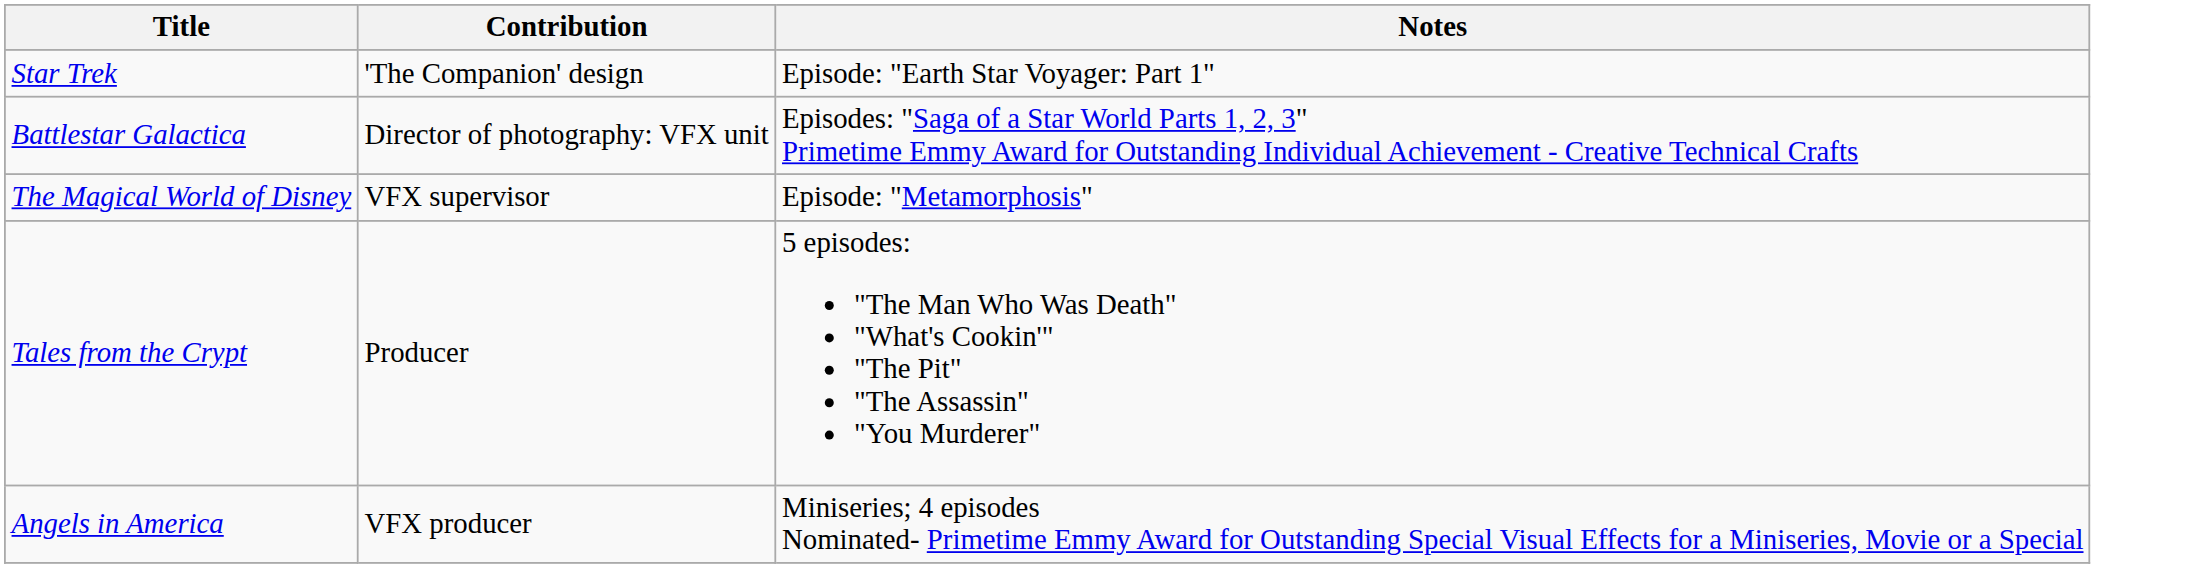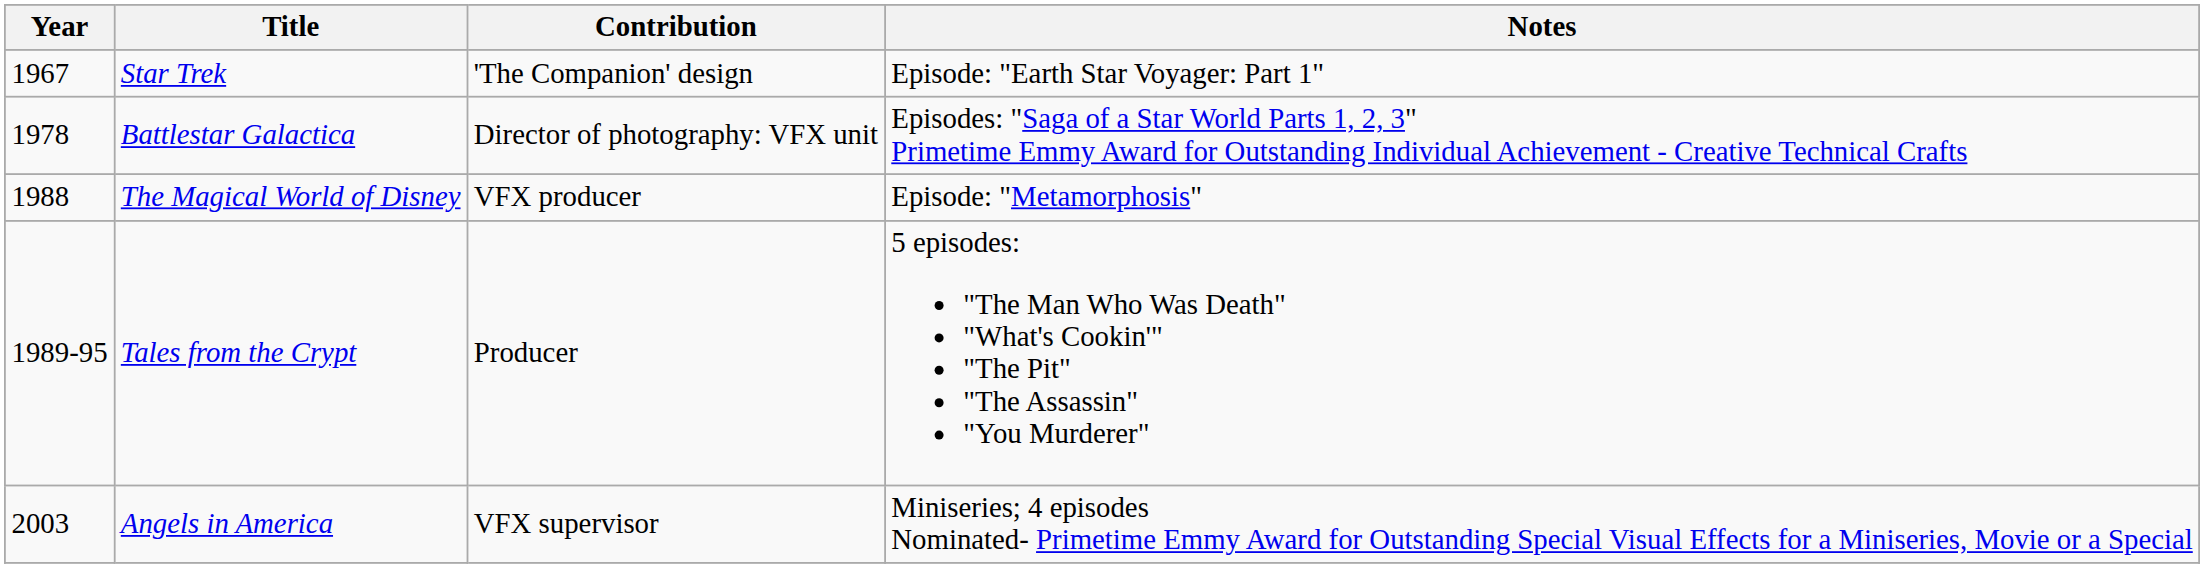+ column: (60, 27)
(457, 196) VFX supervisor -> (557, 196) VFX producer
(448, 523) VFX producer -> (566, 523) VFX supervisor
